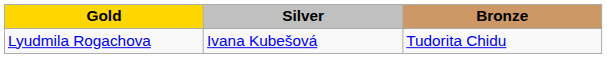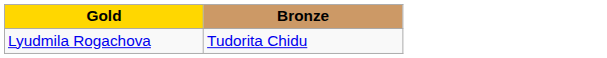- column: (303, 16)
